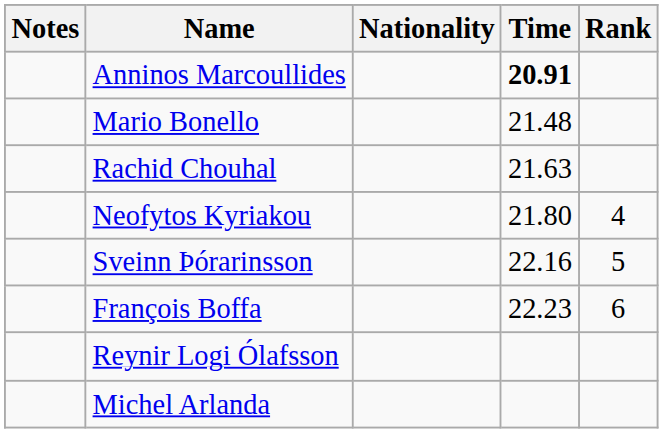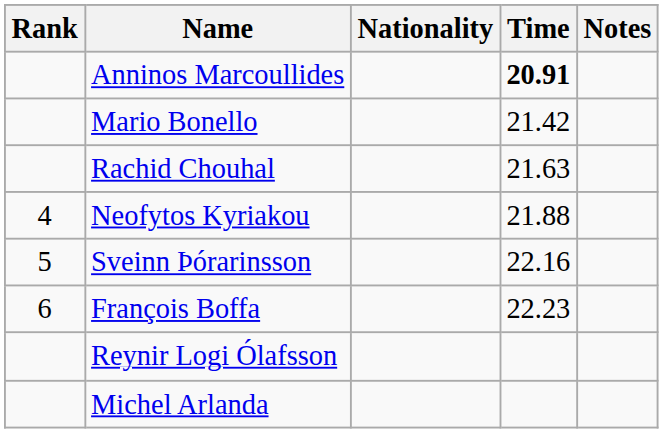columns swapped: (618, 28) <-> (45, 28)
(540, 121) 21.48 -> (538, 121) 21.42
(540, 215) 21.80 -> (538, 215) 21.88
